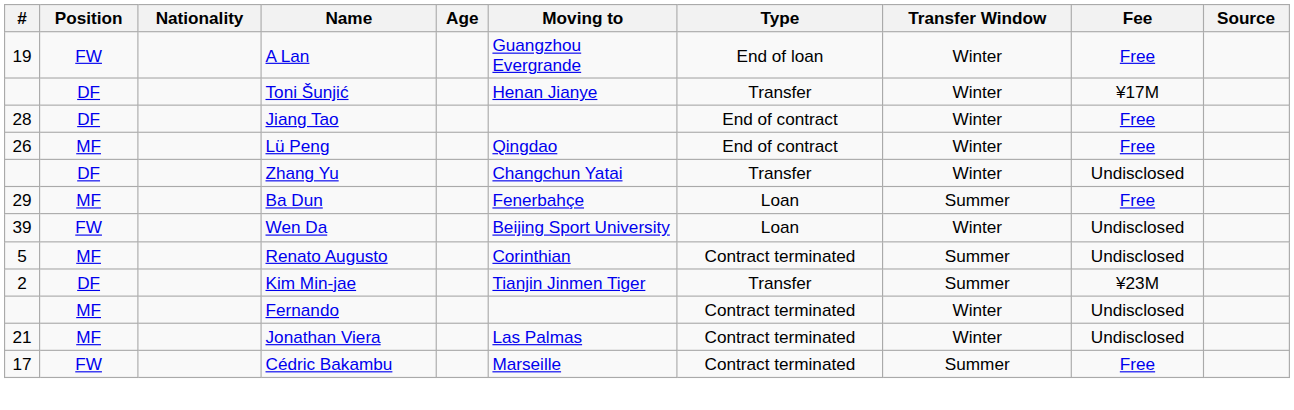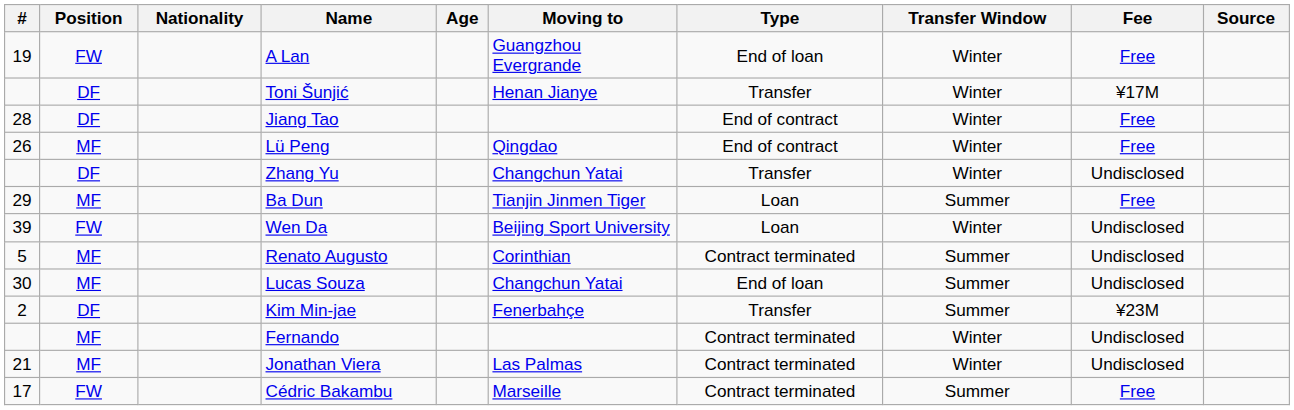(538, 201) Fenerbahçe -> (569, 201) Tianjin Jinmen Tiger
+ row: (315, 282)
(569, 282) Tianjin Jinmen Tiger -> (538, 309) Fenerbahçe
